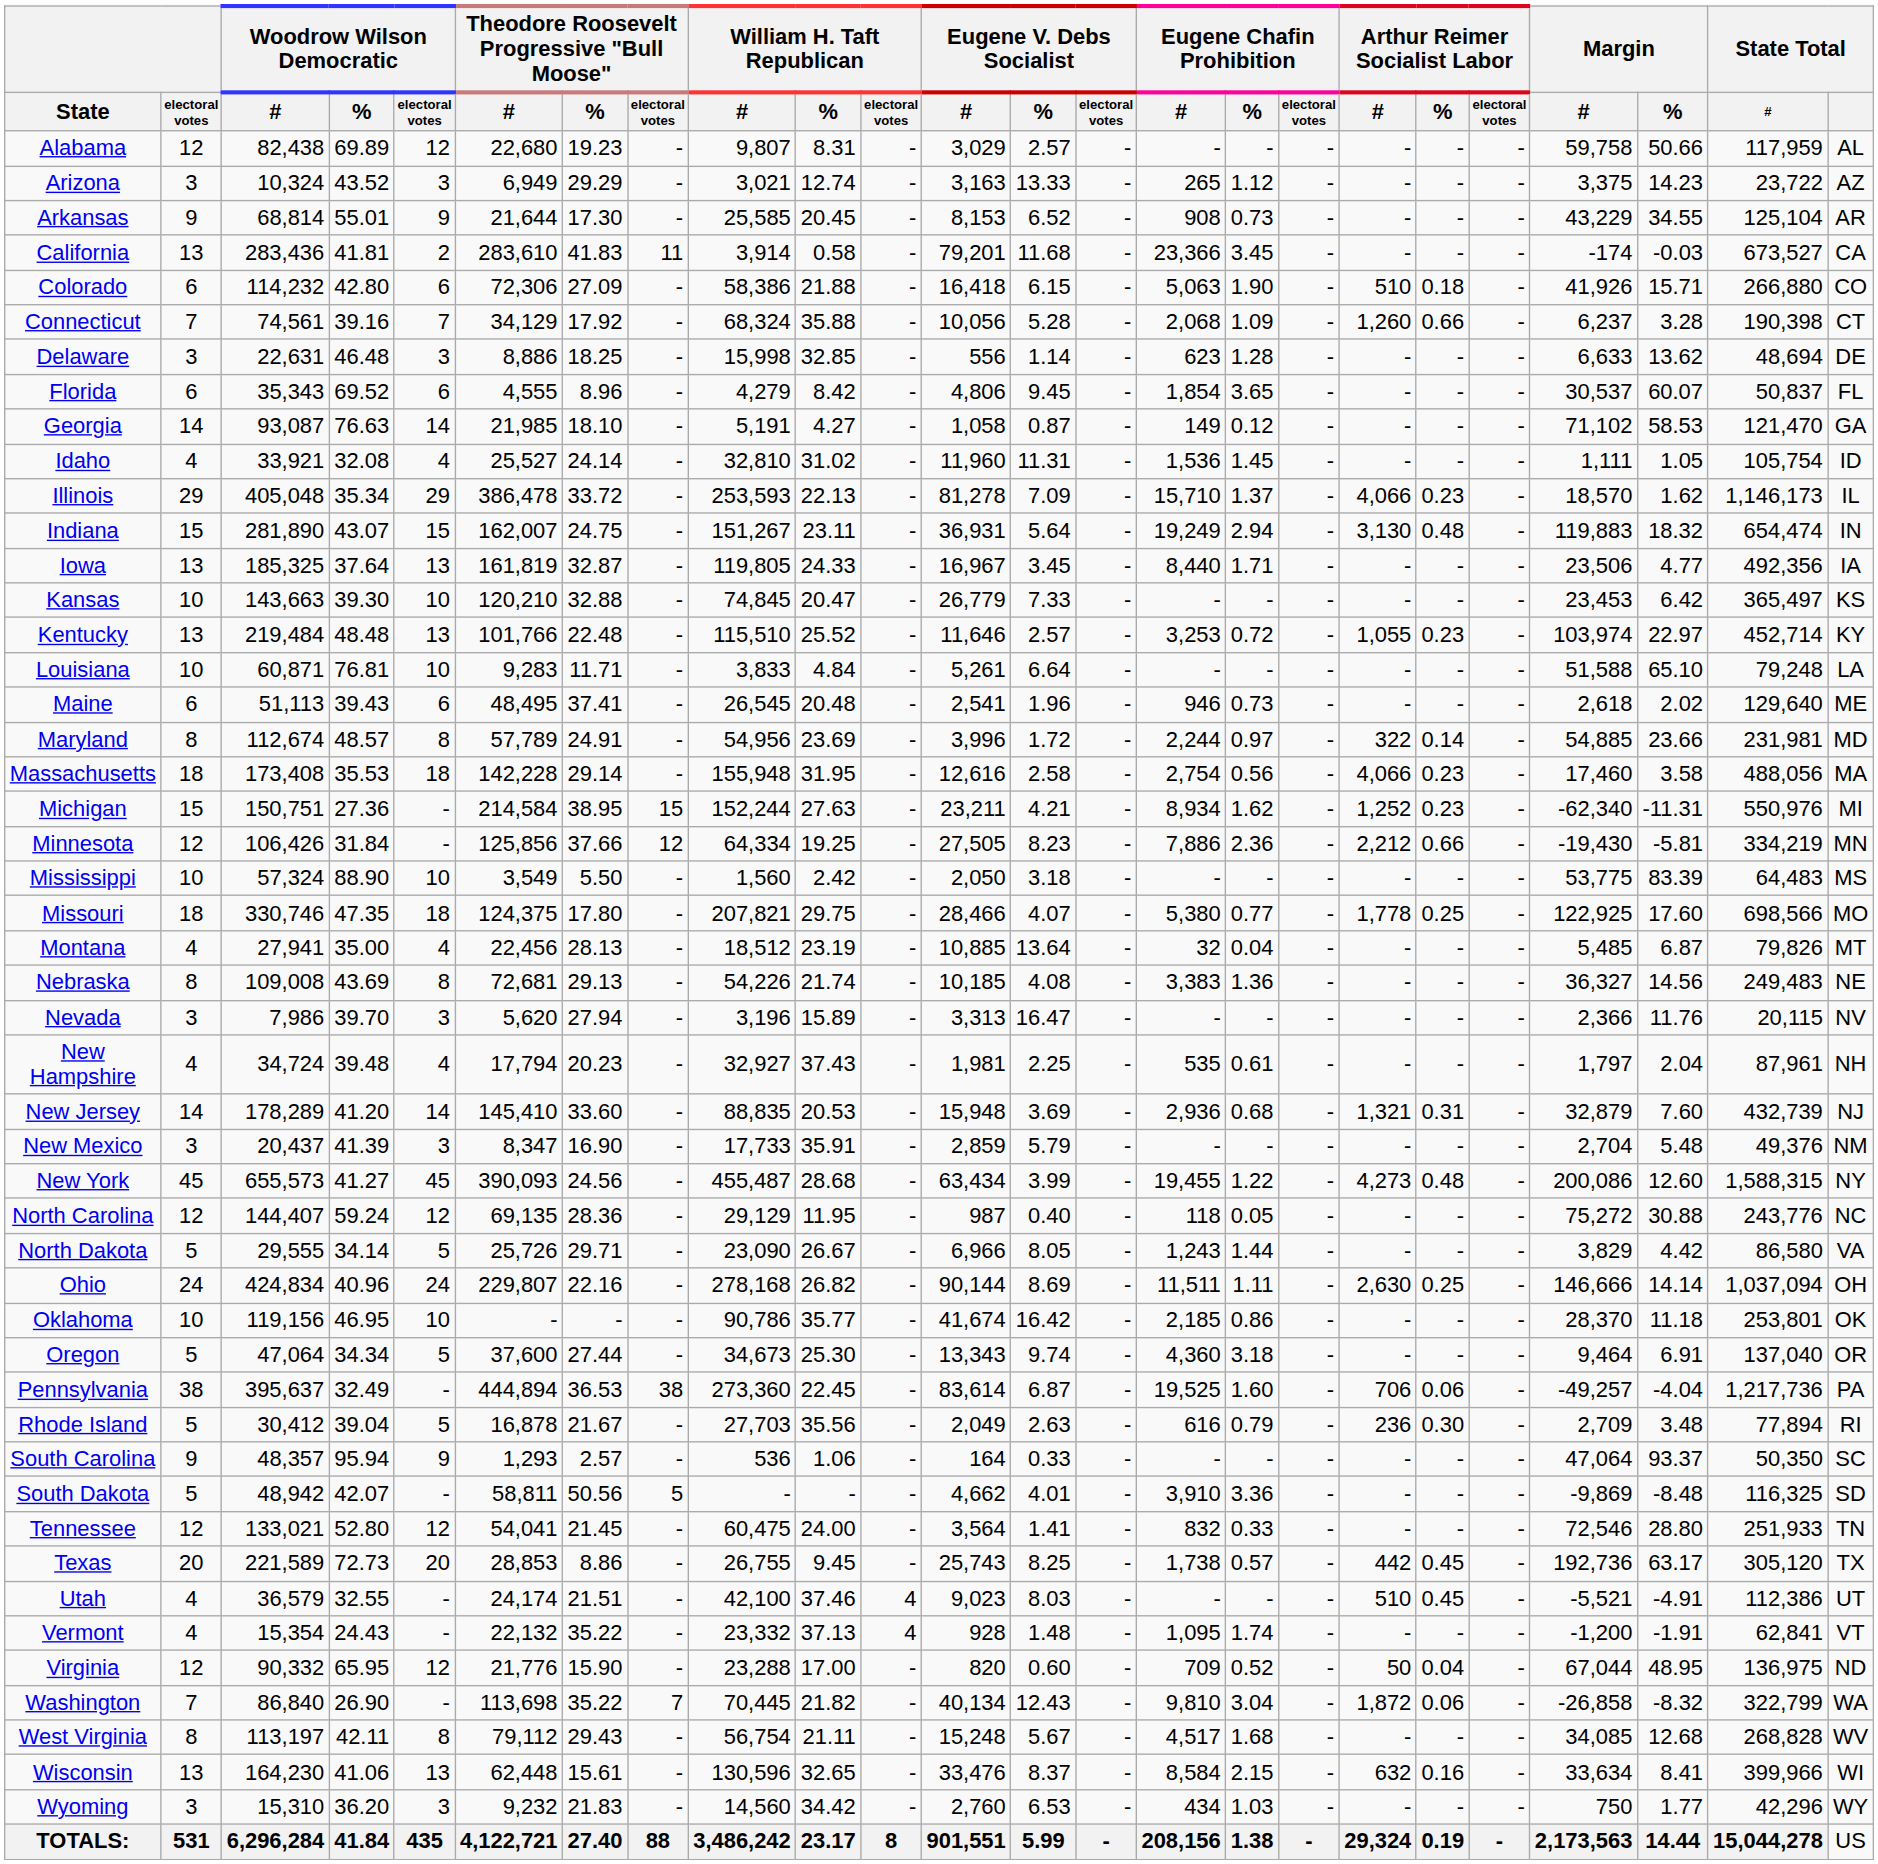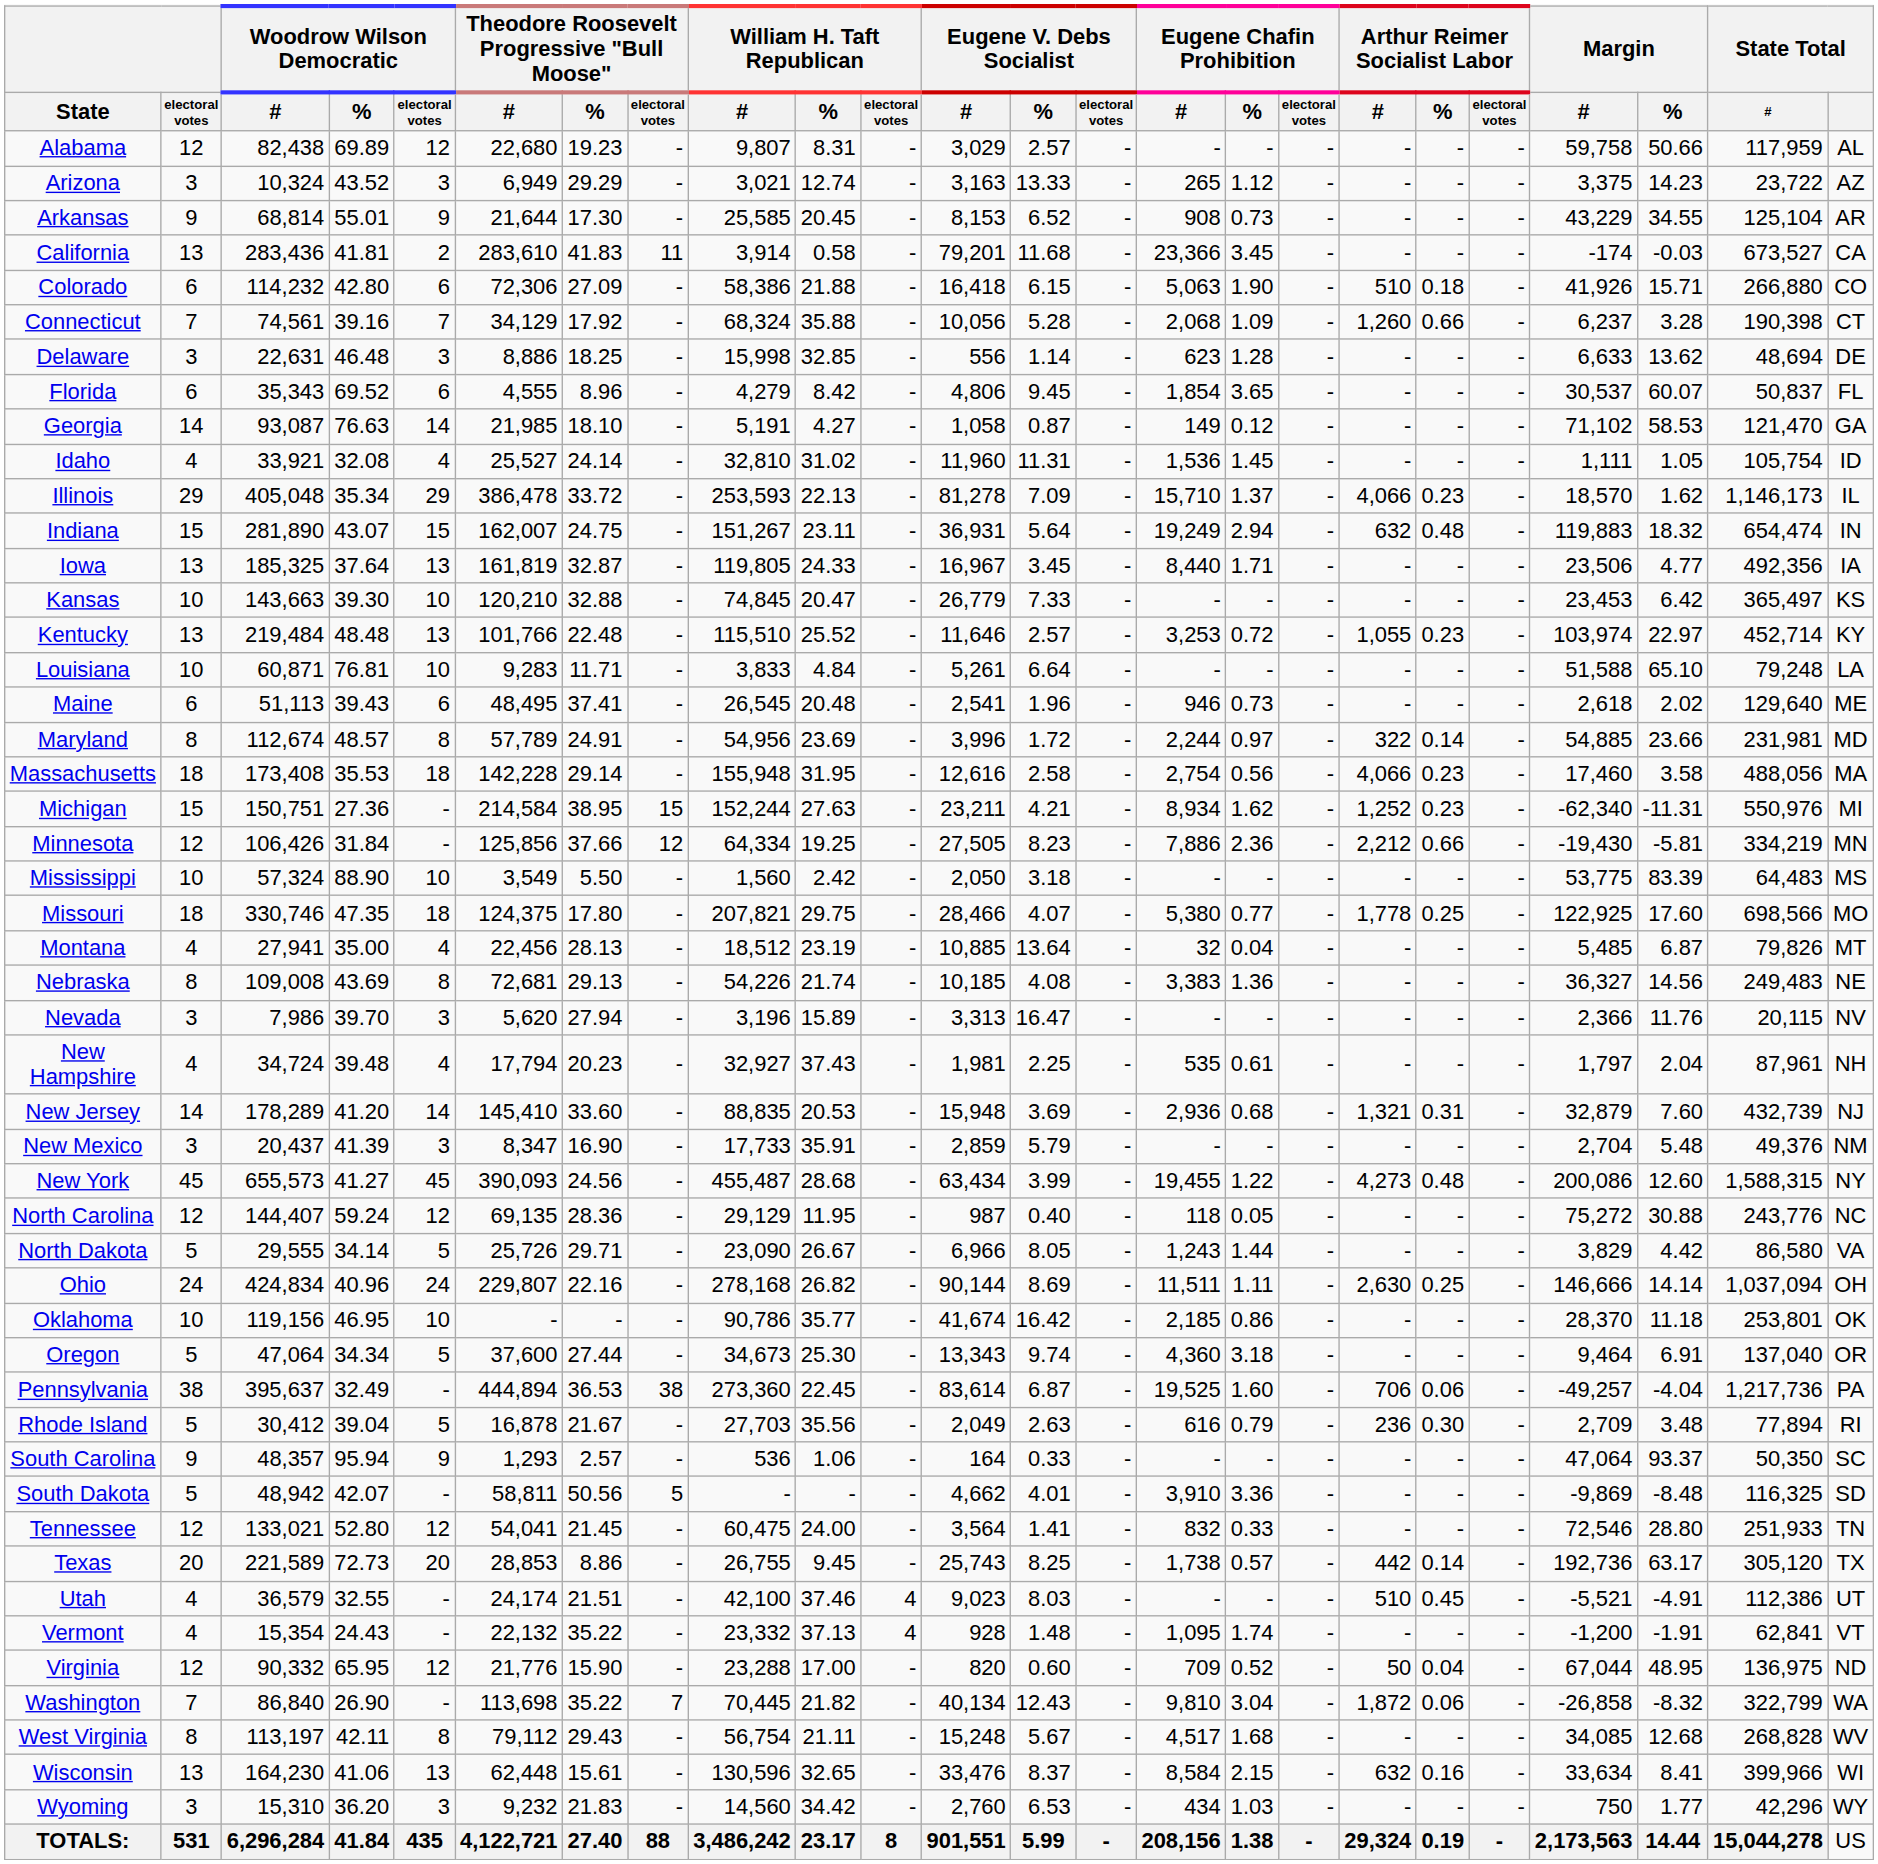(1384, 530) 3,130 -> (1393, 530) 632
(1443, 1563) 0.45 -> (1443, 1563) 0.14
